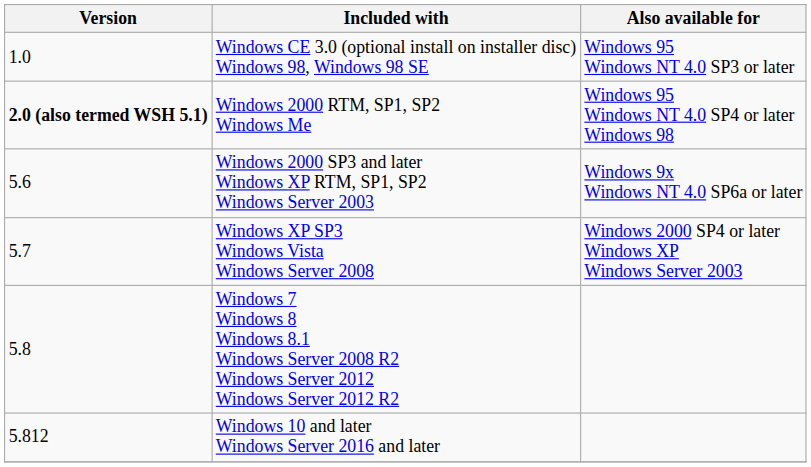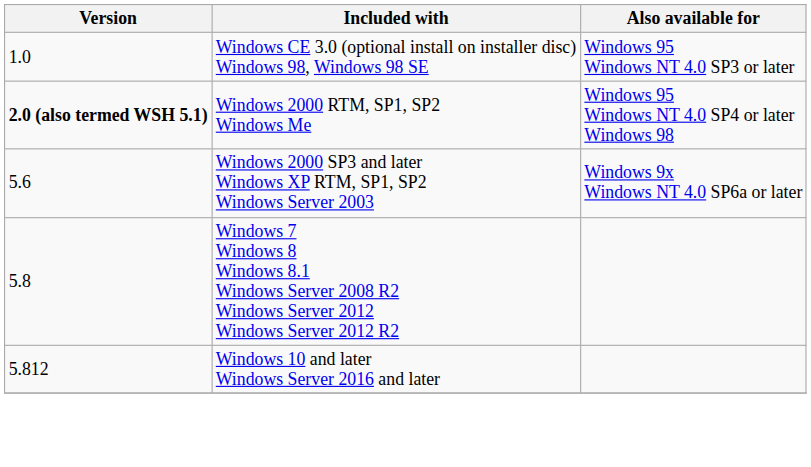- row: (295, 251)
